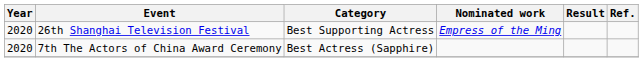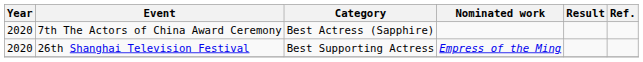rows swapped: (144, 30) <-> (160, 48)
